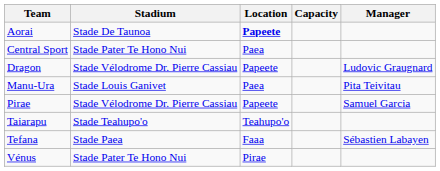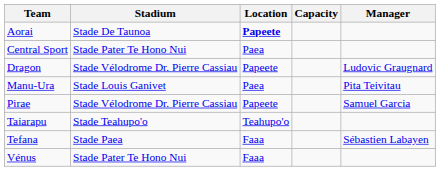(254, 157) Pirae -> (253, 157) Faaa
